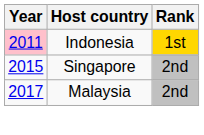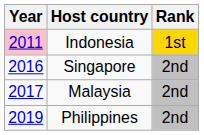(26, 67) 2015 -> (26, 67) 2016
+ row: (100, 117)
